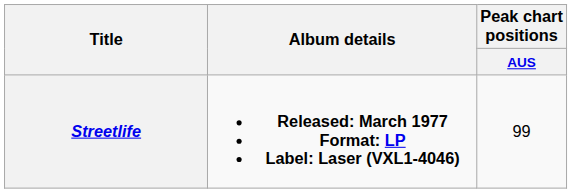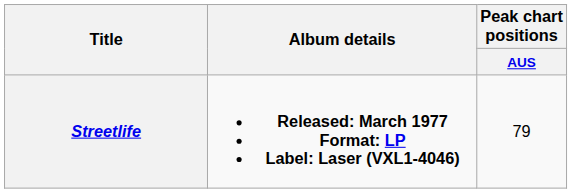(522, 131) 99 -> (522, 131) 79
